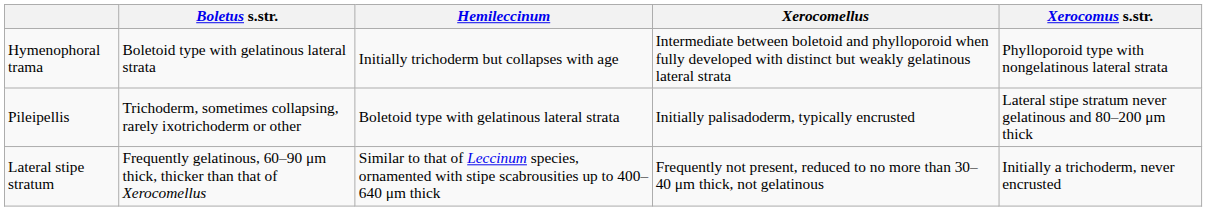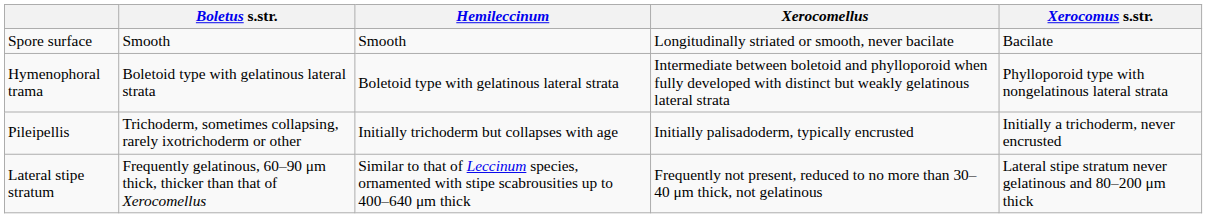+ row: (50, 41)
(489, 58) Initially trichoderm but collapses with age -> (489, 82) Boletoid type with gelatinous lateral strata
(489, 117) Boletoid type with gelatinous lateral strata -> (488, 132) Initially trichoderm but collapses with age
(1084, 117) Lateral stipe stratum never gelatinous and 80–200 μm thick -> (1089, 132) Initially a trichoderm, never encrusted
(1088, 176) Initially a trichoderm, never encrusted -> (1085, 183) Lateral stipe stratum never gelatinous and 80–200 μm thick
